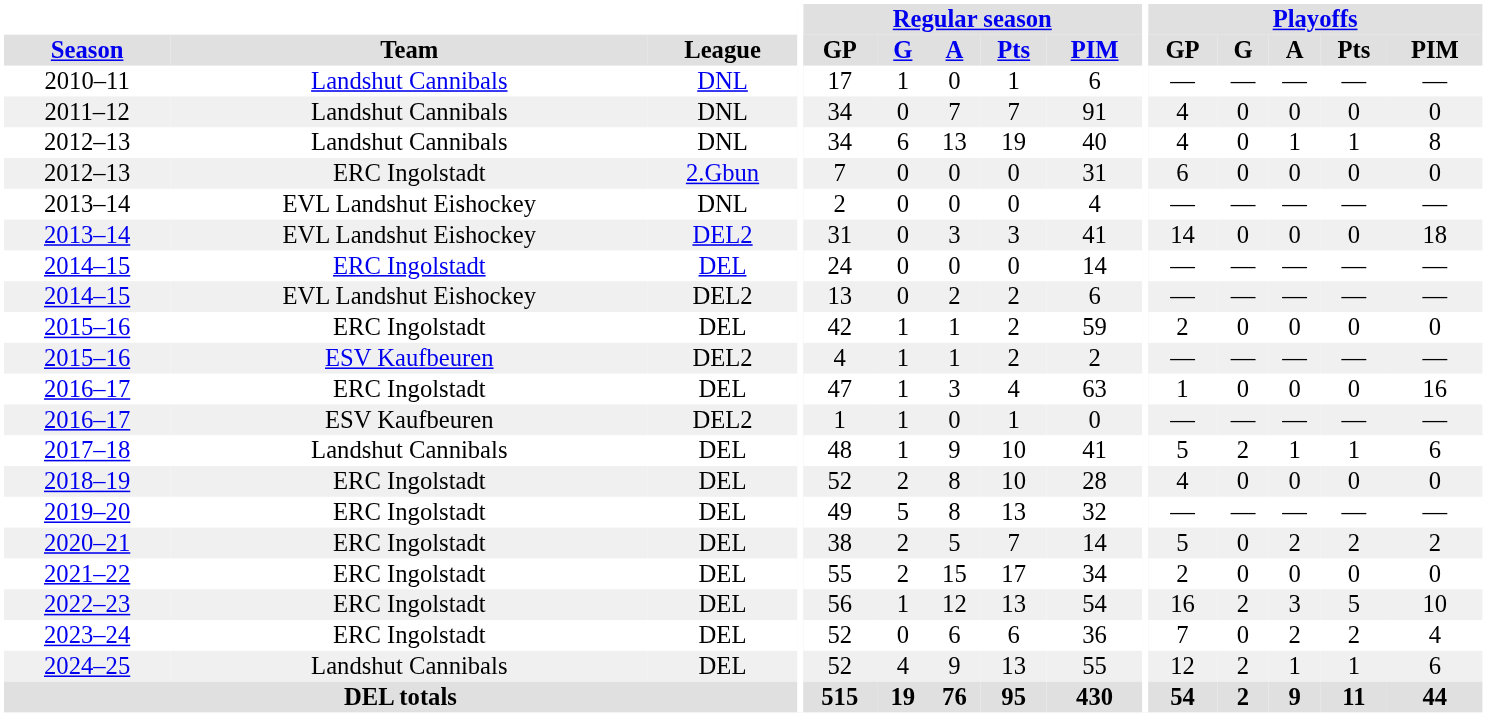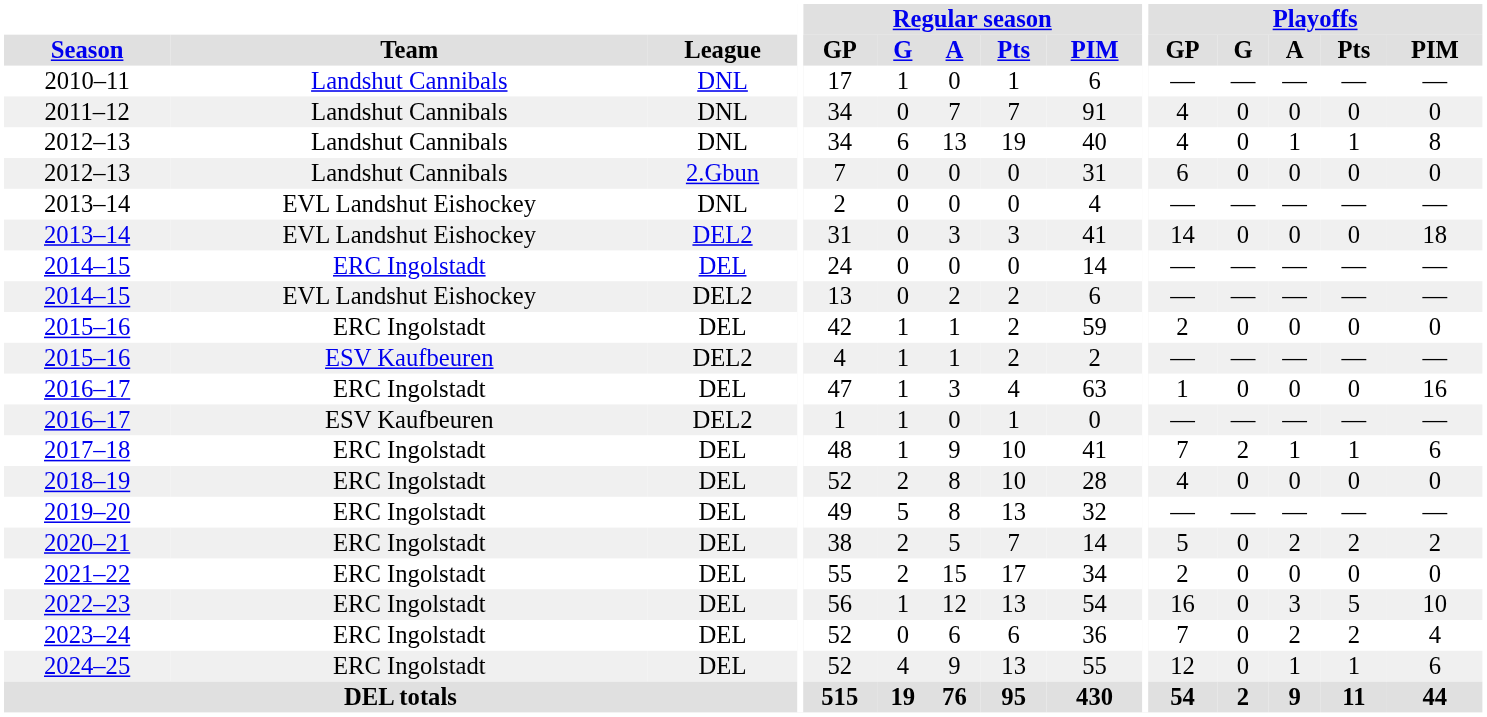(409, 173) ERC Ingolstadt -> (409, 173) Landshut Cannibals
(409, 450) Landshut Cannibals -> (409, 450) ERC Ingolstadt
(1183, 450) 5 -> (1183, 450) 7
(1243, 604) 2 -> (1243, 604) 0
(409, 665) Landshut Cannibals -> (409, 665) ERC Ingolstadt
(1243, 665) 2 -> (1243, 665) 0
